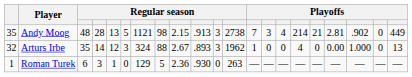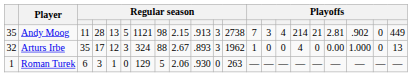(85, 32) 48 -> (85, 32) 11
(99, 48) 14 -> (99, 48) 17
(180, 64) 2.36 -> (180, 64) 2.06
